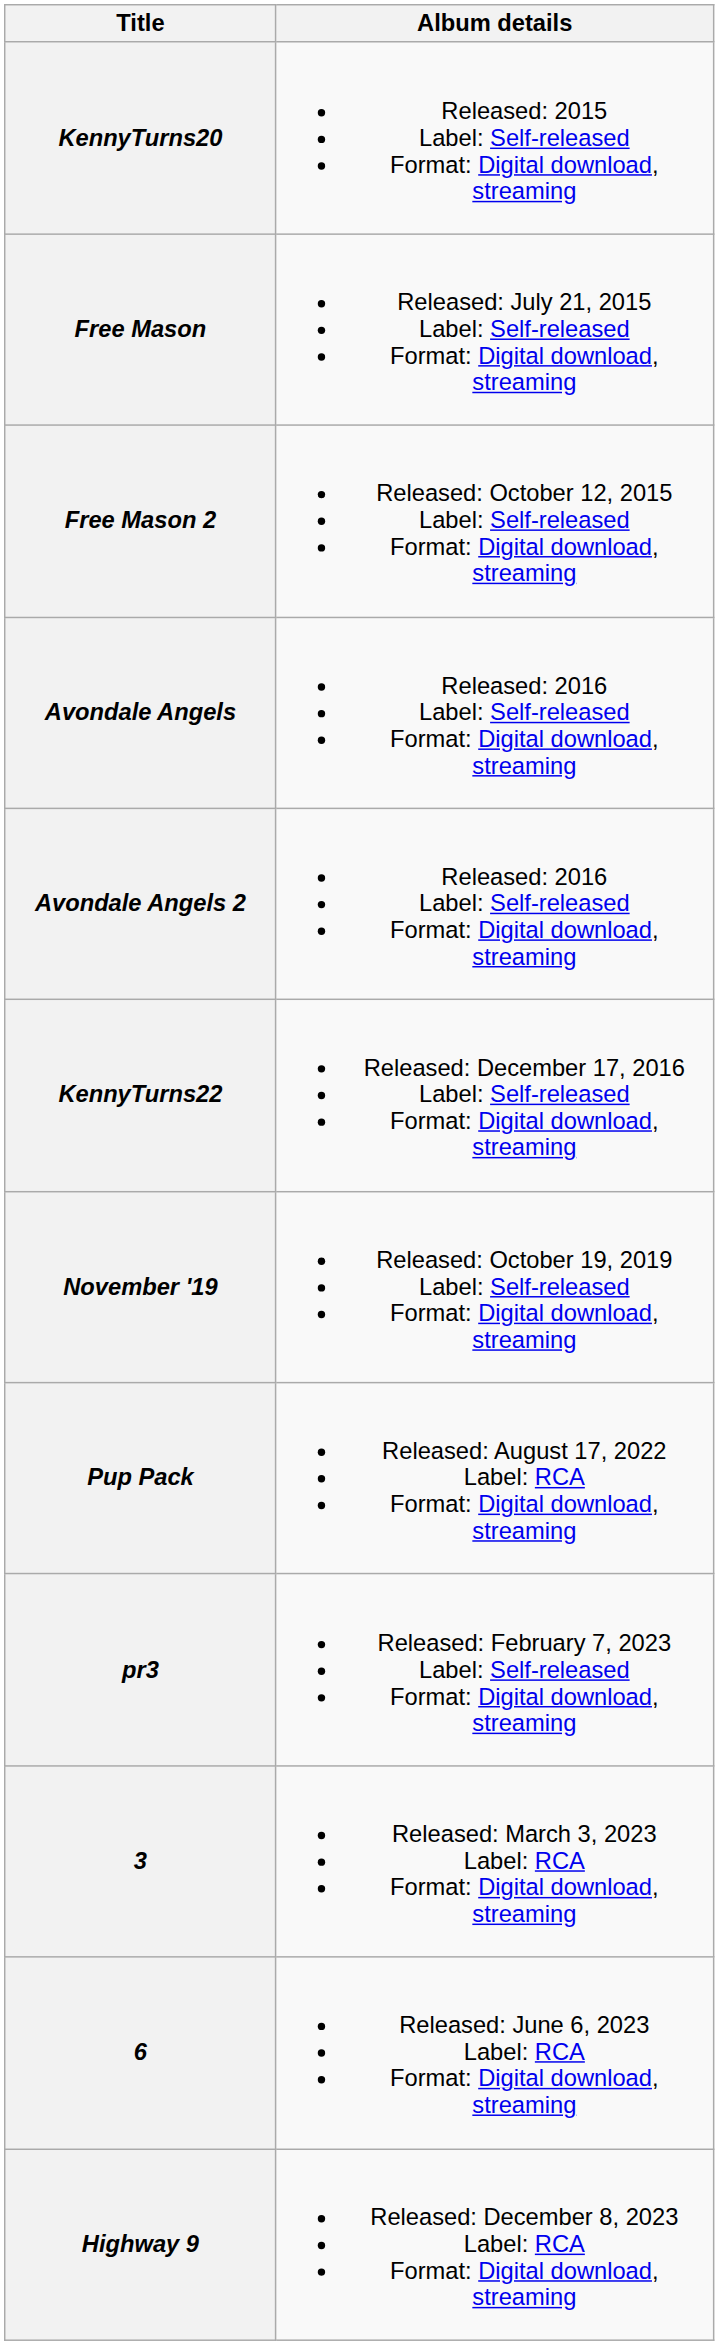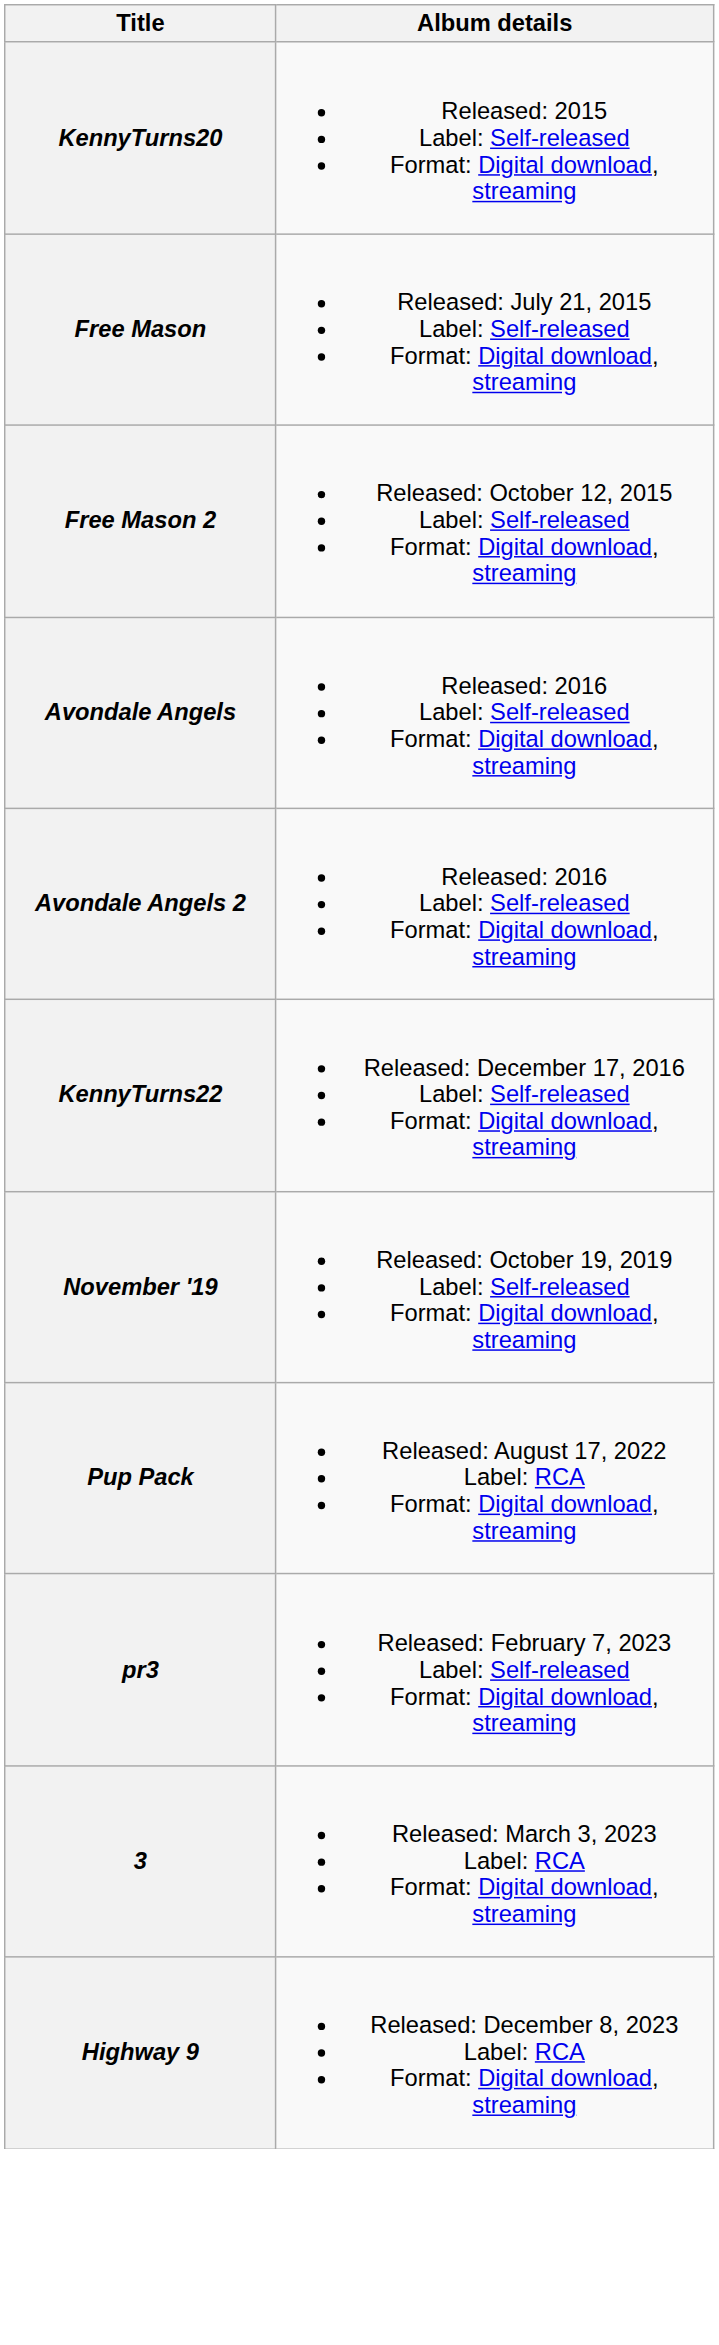- row: (140, 2052)
